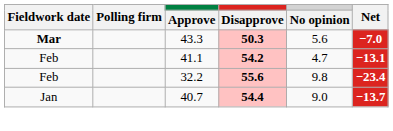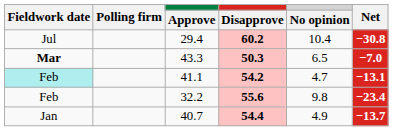+ row: (192, 38)
(320, 38) 5.6 -> (320, 58) 6.5
(49, 58) no background -> (49, 77) paleturquoise background
(320, 96) 9.0 -> (320, 115) 4.9
